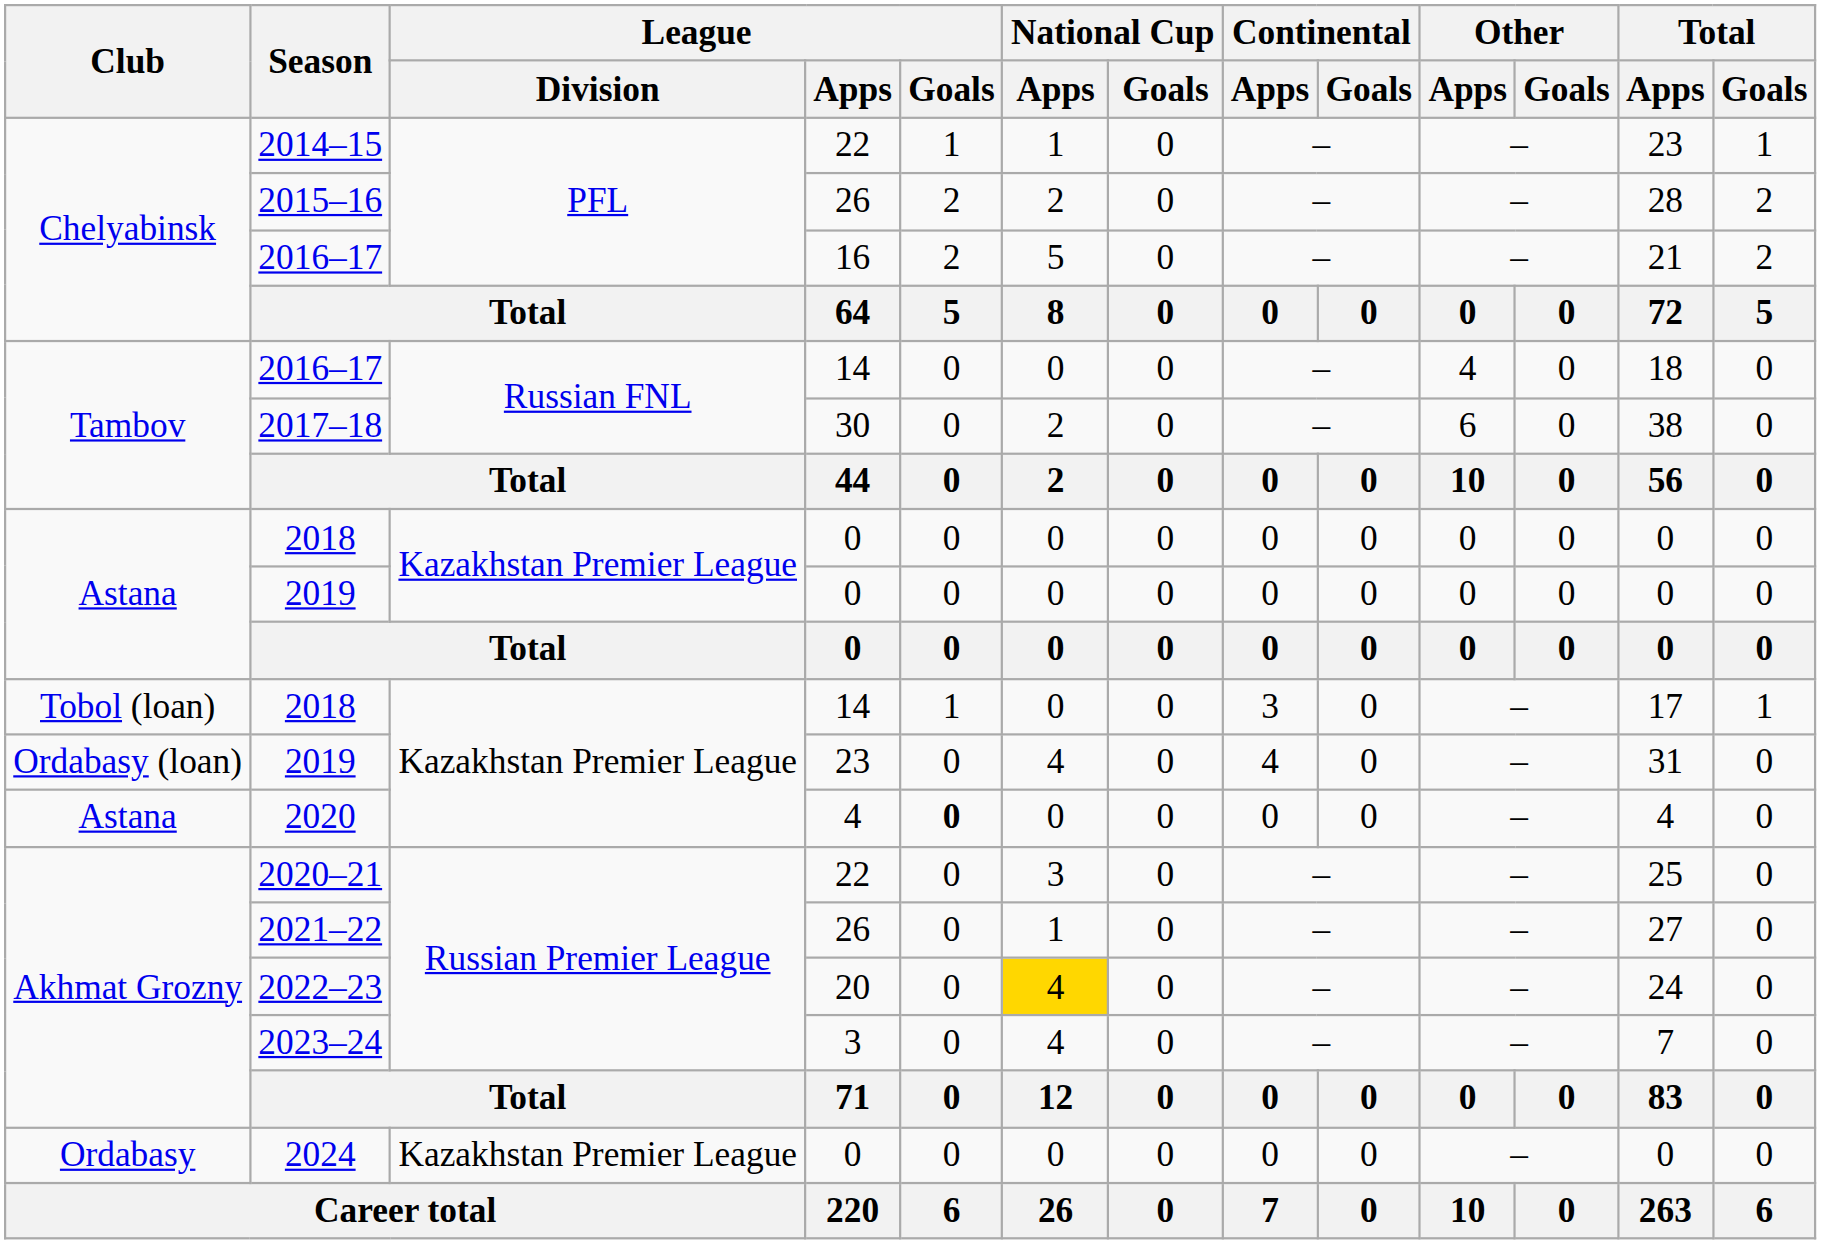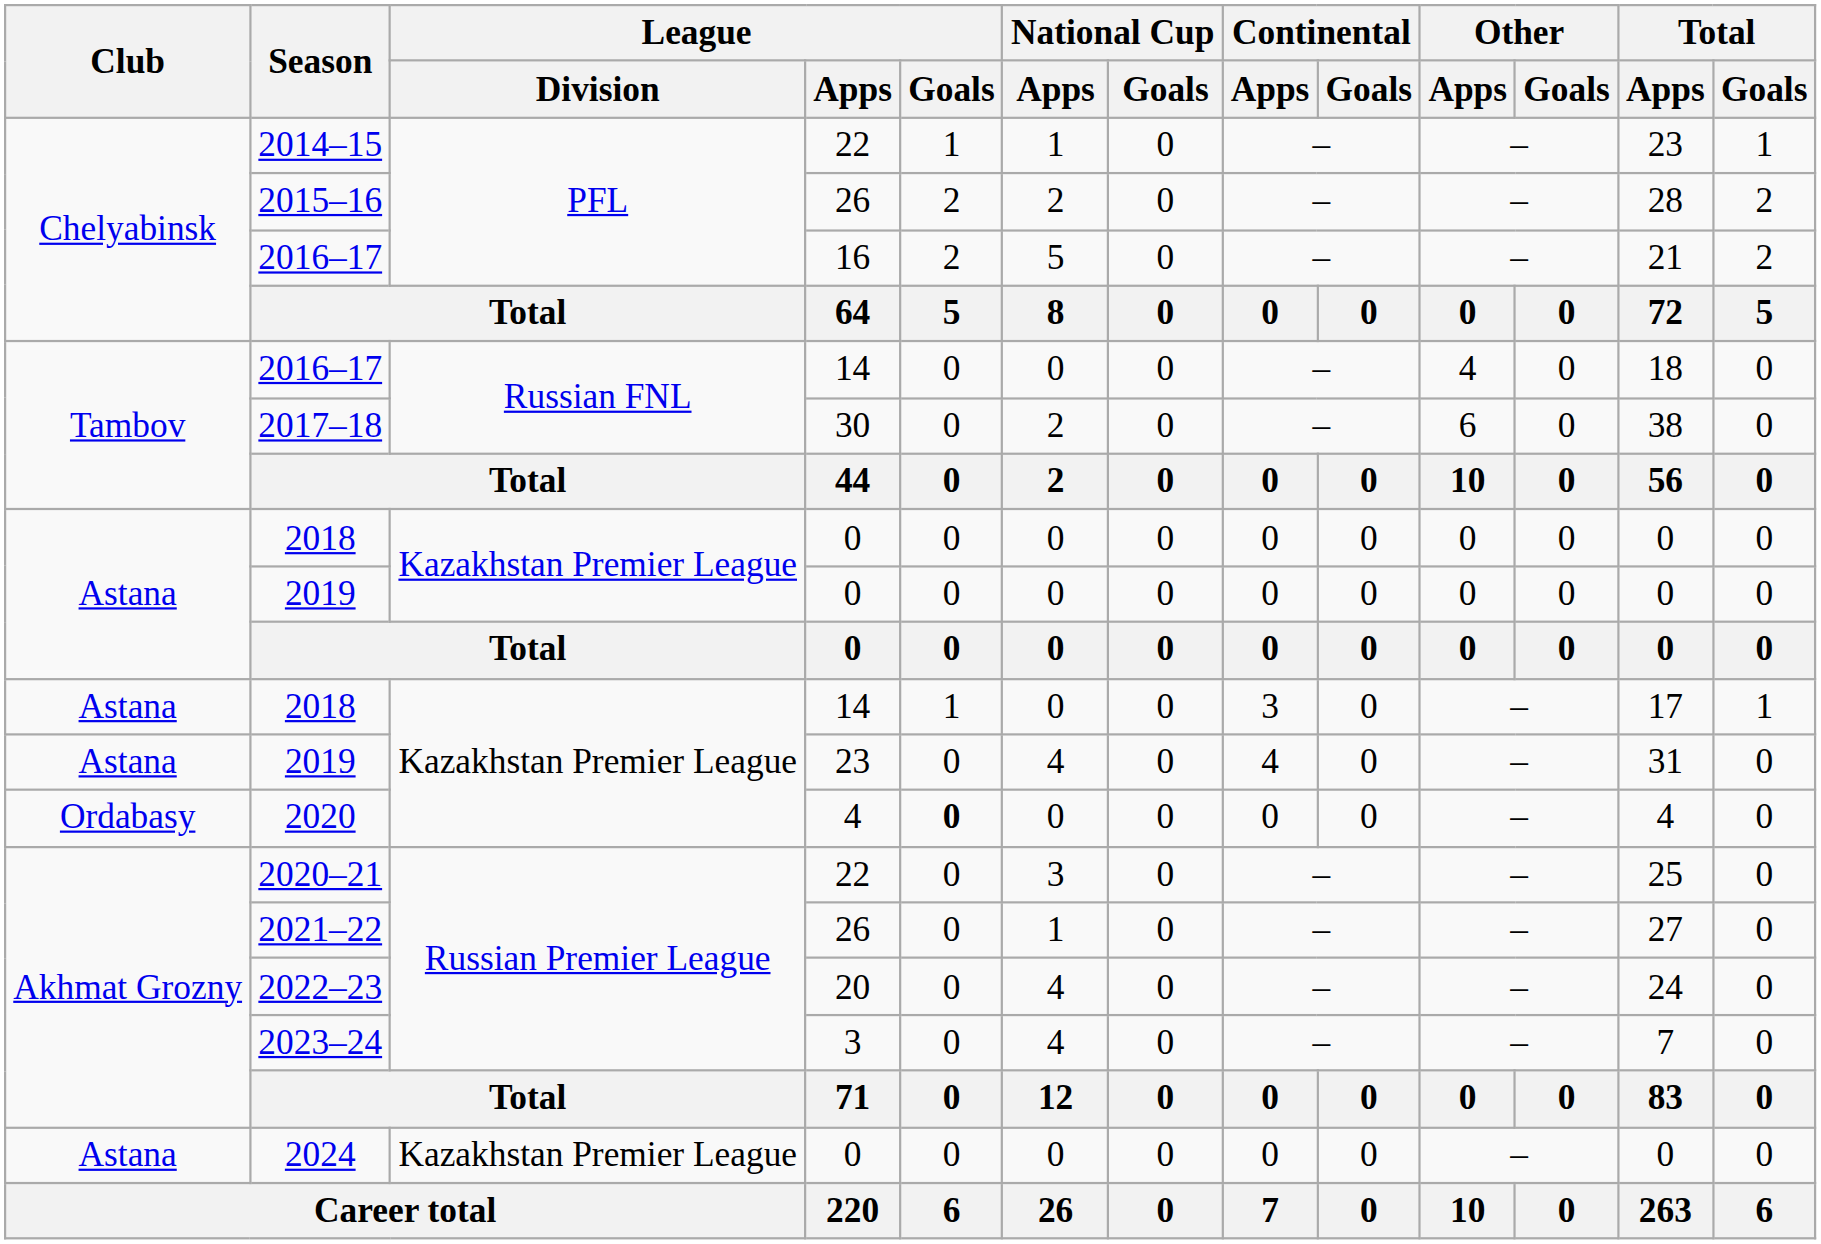(128, 705) Tobol (loan) -> (128, 705) Astana
(128, 761) Ordabasy (loan) -> (128, 761) Astana
(128, 817) Astana -> (128, 817) Ordabasy
(1056, 985) gold background -> (1056, 985) no background
(128, 1154) Ordabasy -> (128, 1154) Astana
